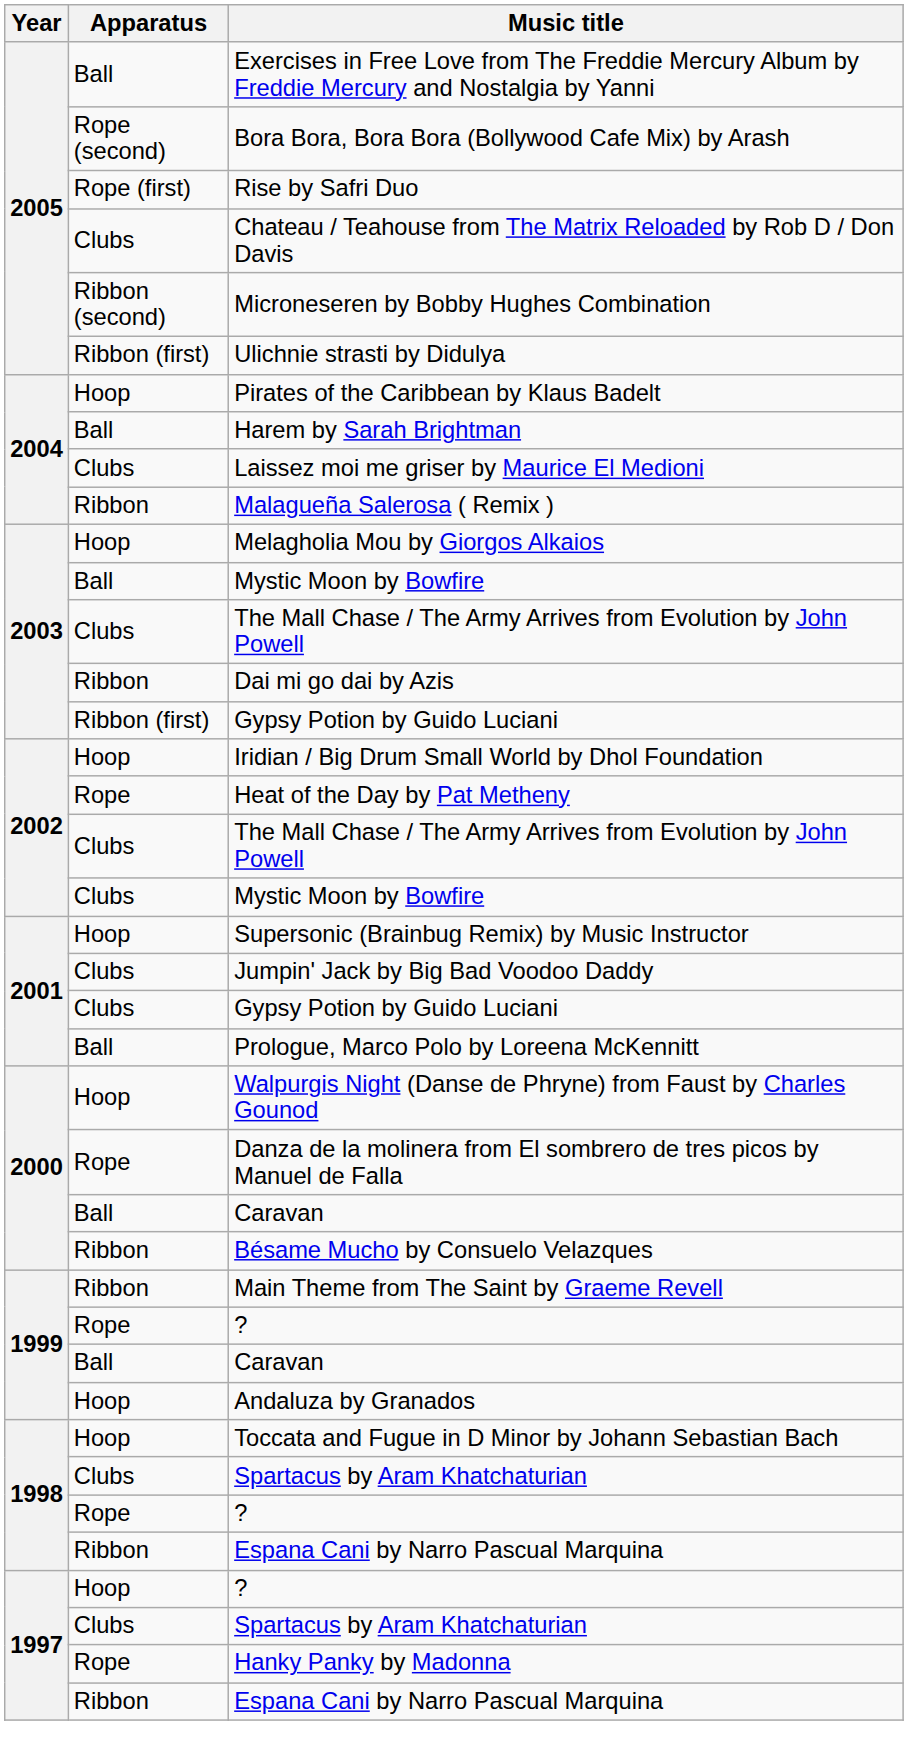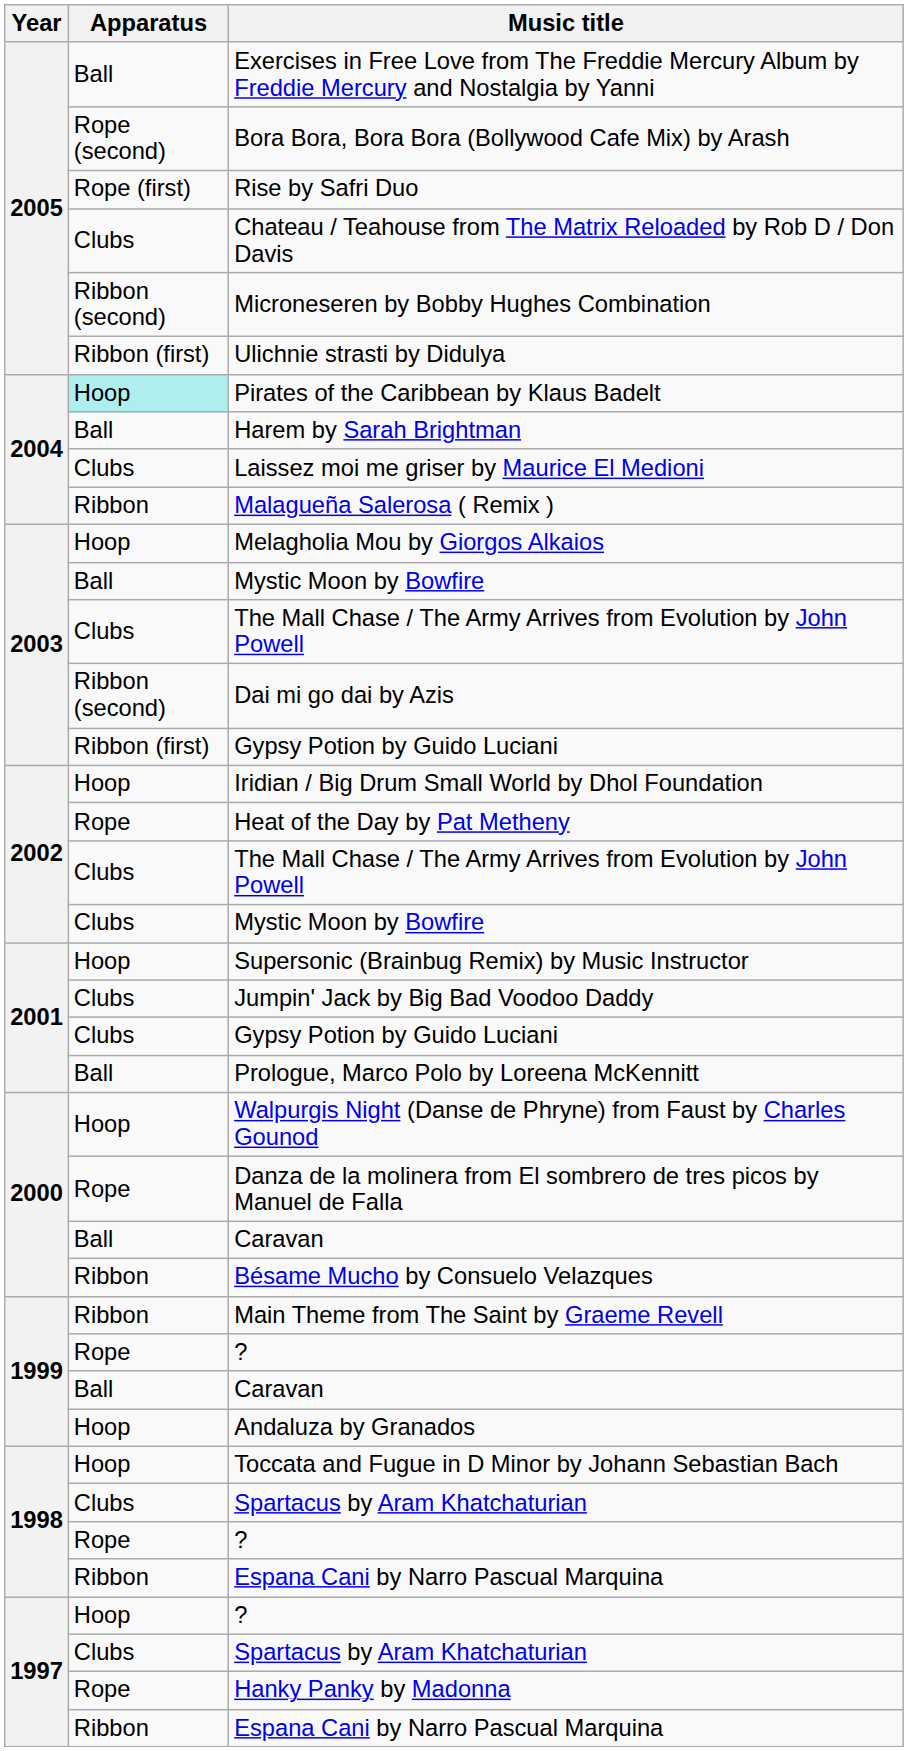(102, 392) no background -> (102, 392) paleturquoise background
(111, 682) Ribbon -> (120, 695) Ribbon (second)
